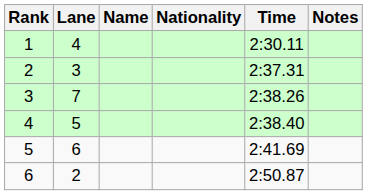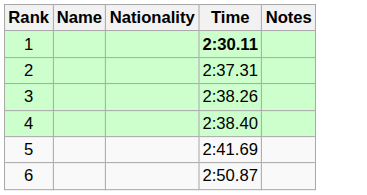- column: (76, 17)
(277, 44) normal -> (230, 44) bold
